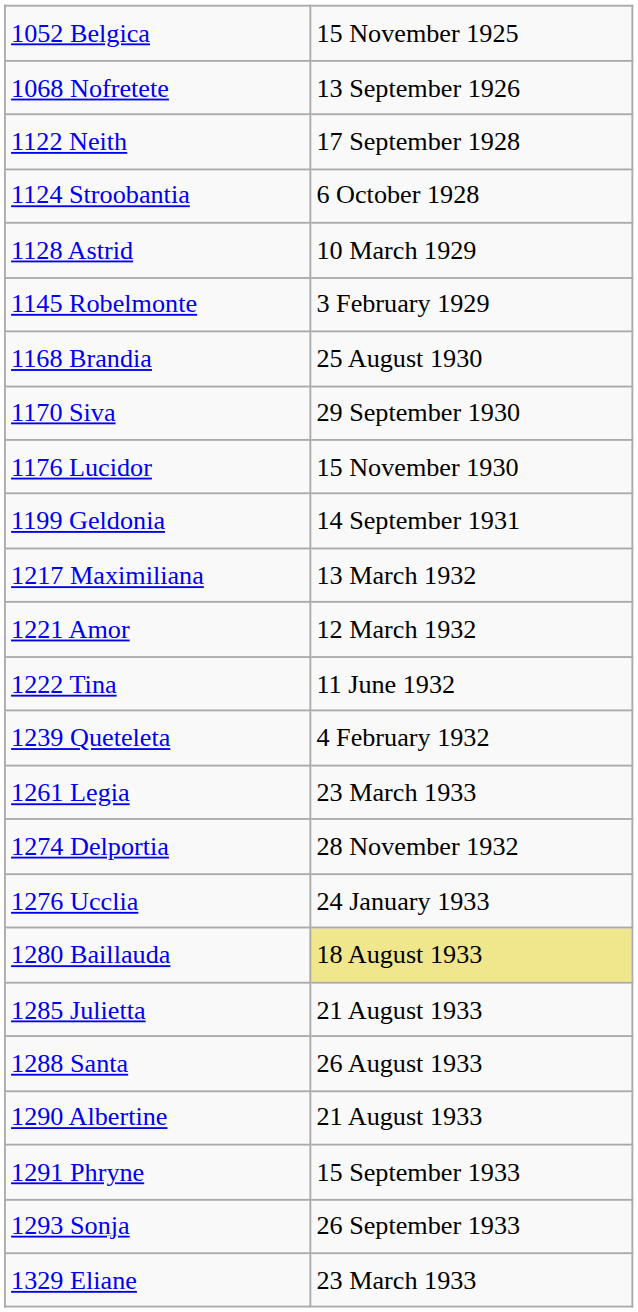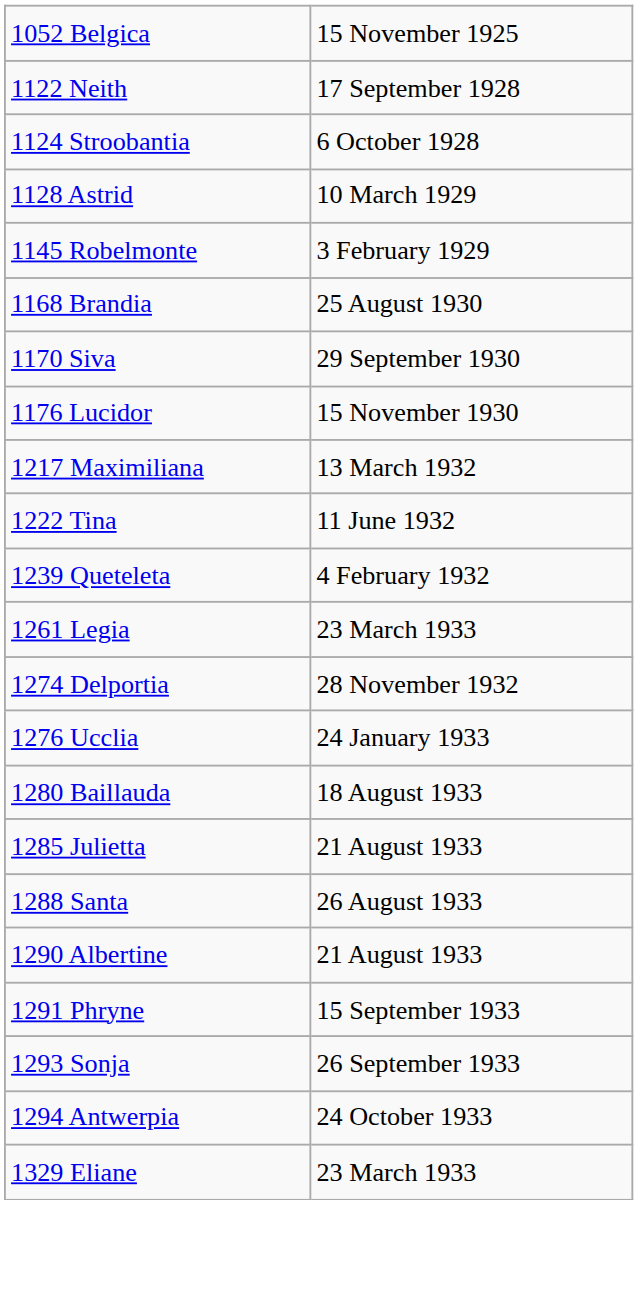- row: (90, 87)
- row: (88, 521)
- row: (70, 629)
(399, 954) khaki background -> (399, 792) no background
+ row: (95, 1117)
